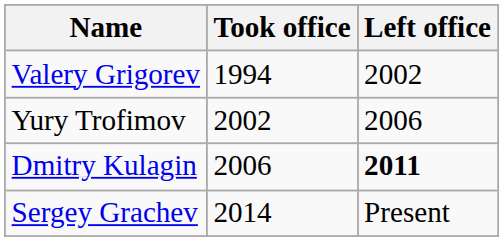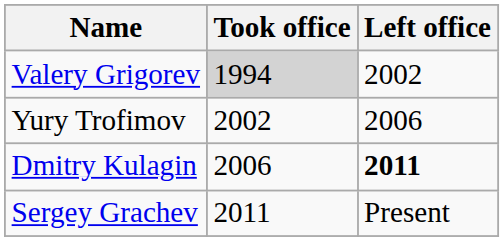(243, 73) no background -> (243, 73) lightgrey background
(243, 212) 2014 -> (242, 212) 2011
